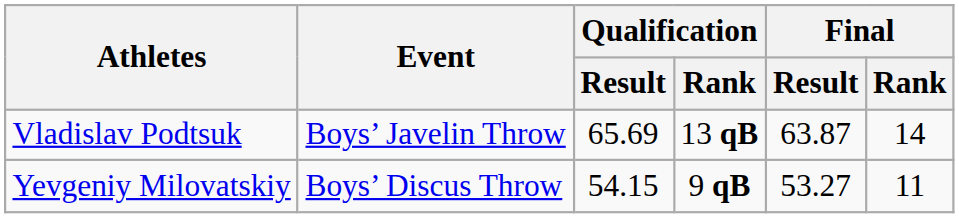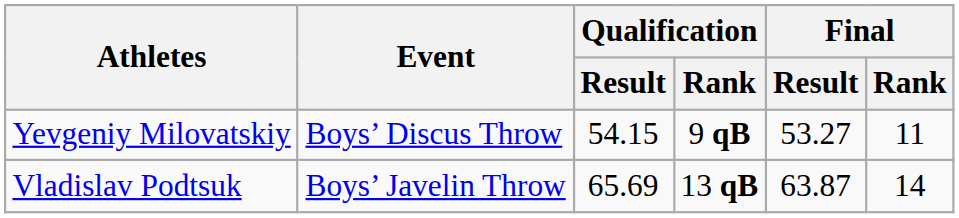rows swapped: (152, 186) <-> (127, 134)
